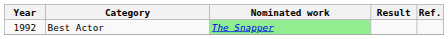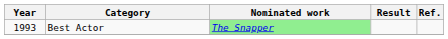(25, 27) 1992 -> (25, 27) 1993
